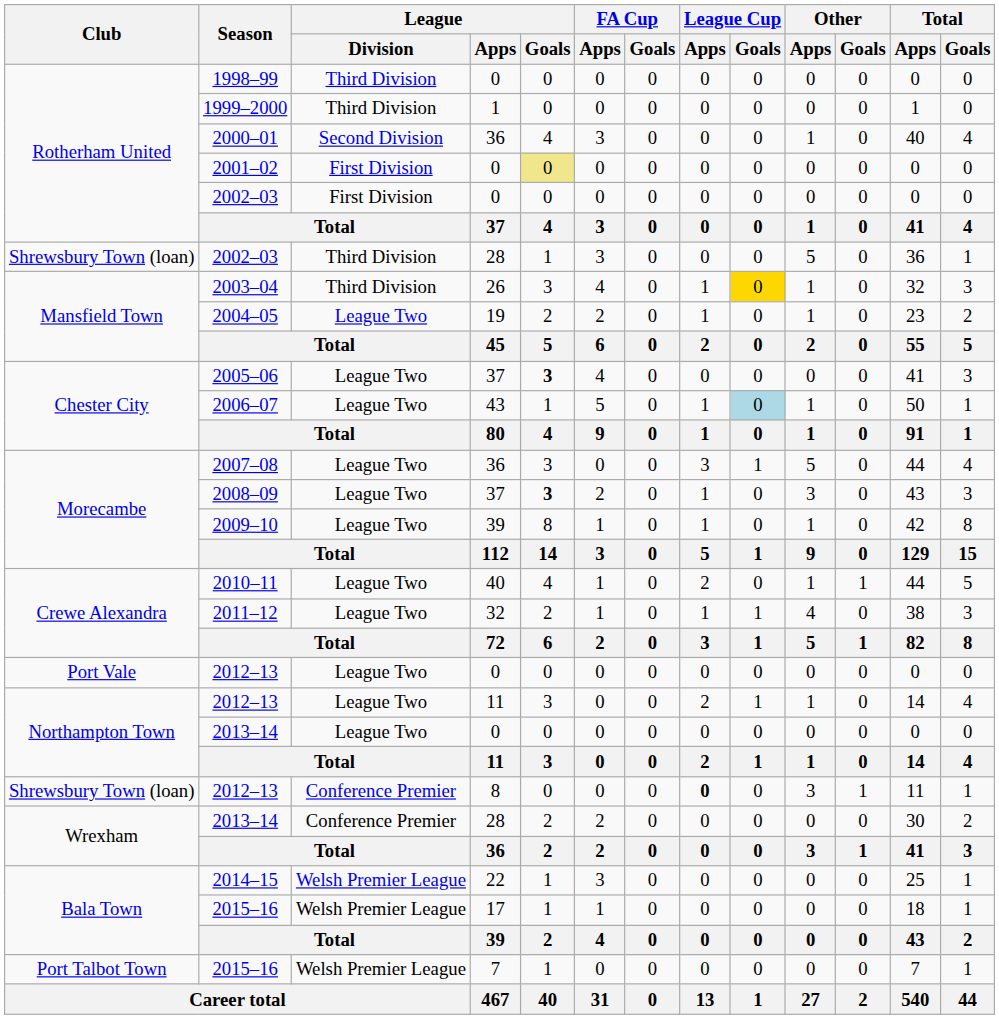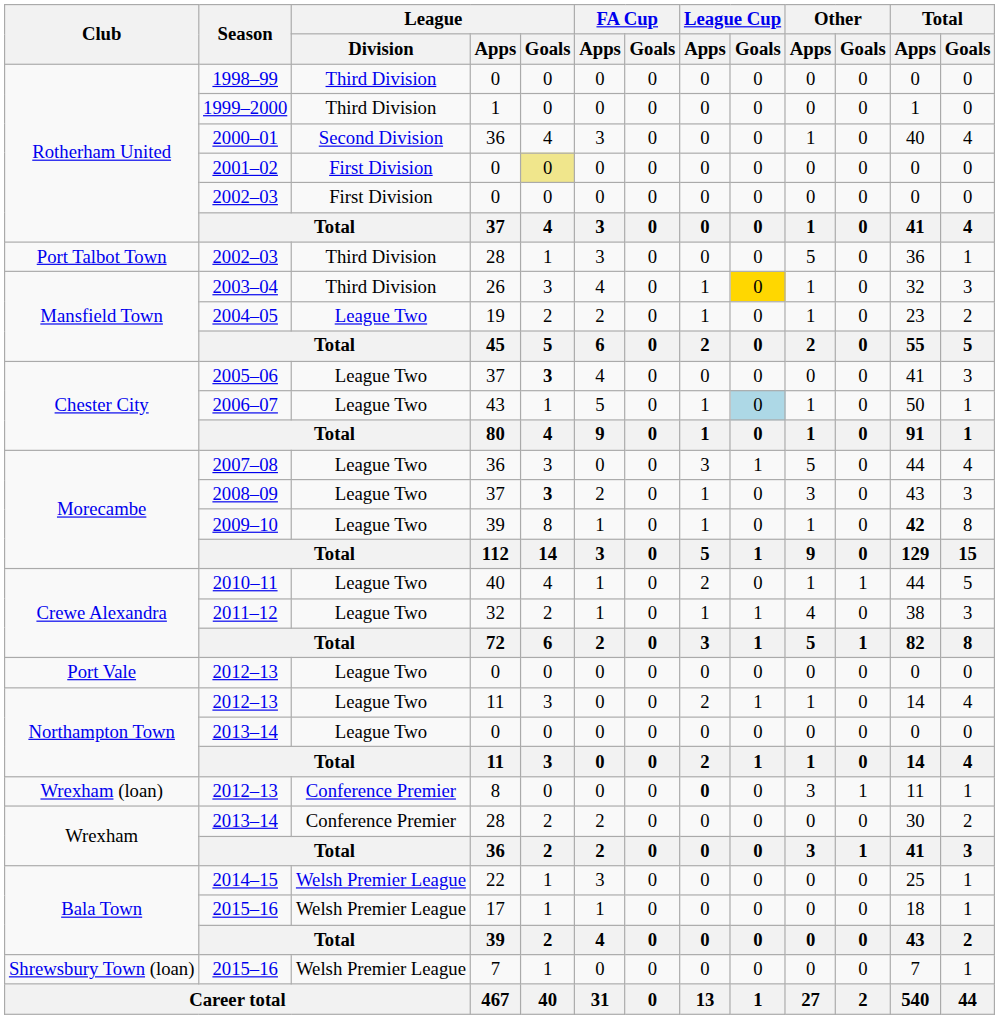(102, 256) Shrewsbury Town (loan) -> (102, 256) Port Talbot Town
(915, 524) normal -> (915, 524) bold
(102, 791) Shrewsbury Town (loan) -> (102, 791) Wrexham (loan)
(102, 969) Port Talbot Town -> (102, 969) Shrewsbury Town (loan)
